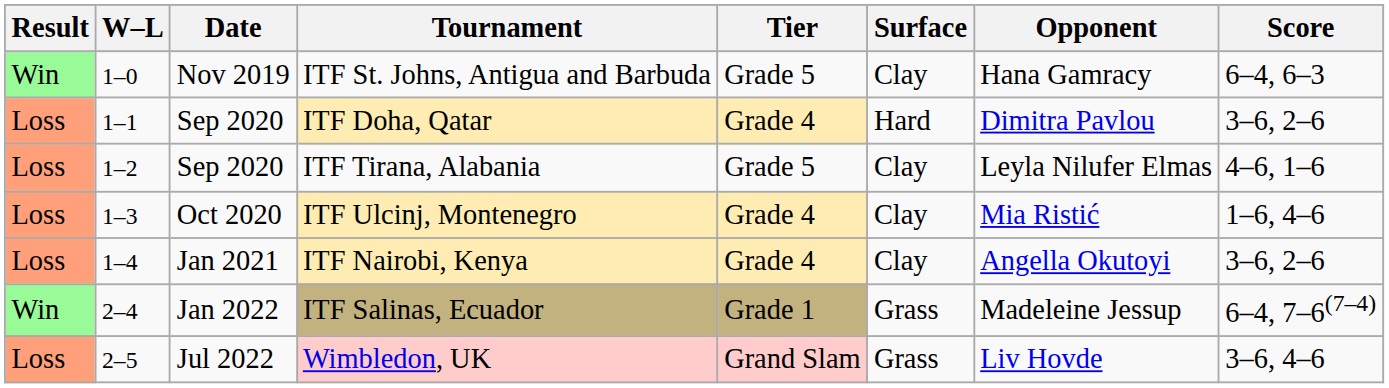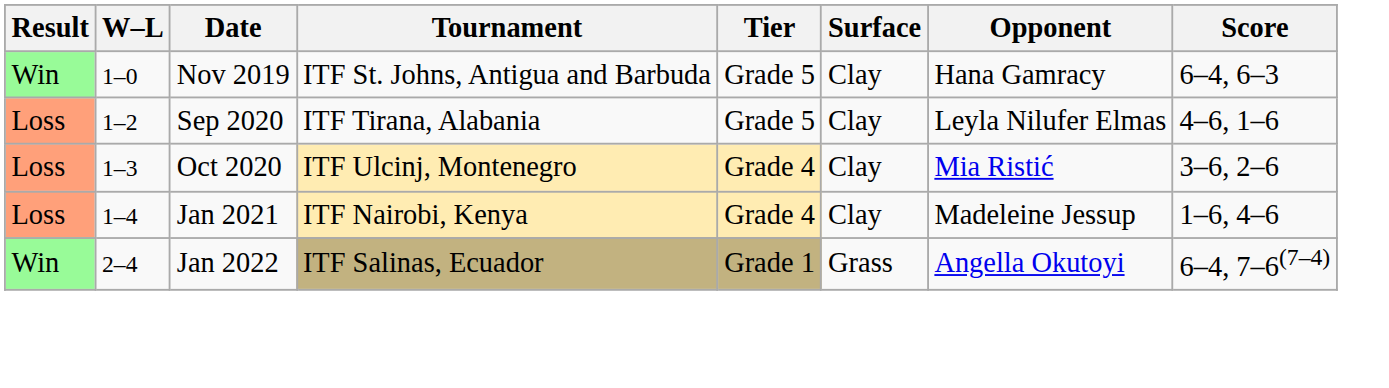- row: (397, 121)
(1275, 214) 1–6, 4–6 -> (1229, 167) 3–6, 2–6
(1075, 260) Angella Okutoyi -> (1035, 214) Madeleine Jessup
(1275, 260) 3–6, 2–6 -> (1229, 214) 1–6, 4–6
(1081, 309) Madeleine Jessup -> (1029, 263) Angella Okutoyi
- row: (397, 359)
